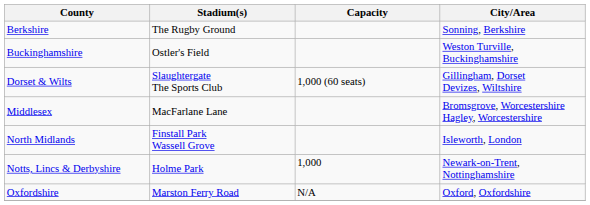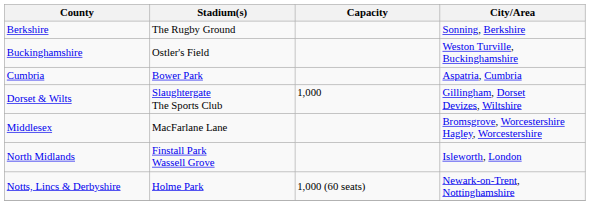+ row: (26, 76)
(331, 82) 1,000 (60 seats) -> (309, 99) 1,000
(309, 169) 1,000 -> (331, 186) 1,000 (60 seats)
- row: (33, 192)
